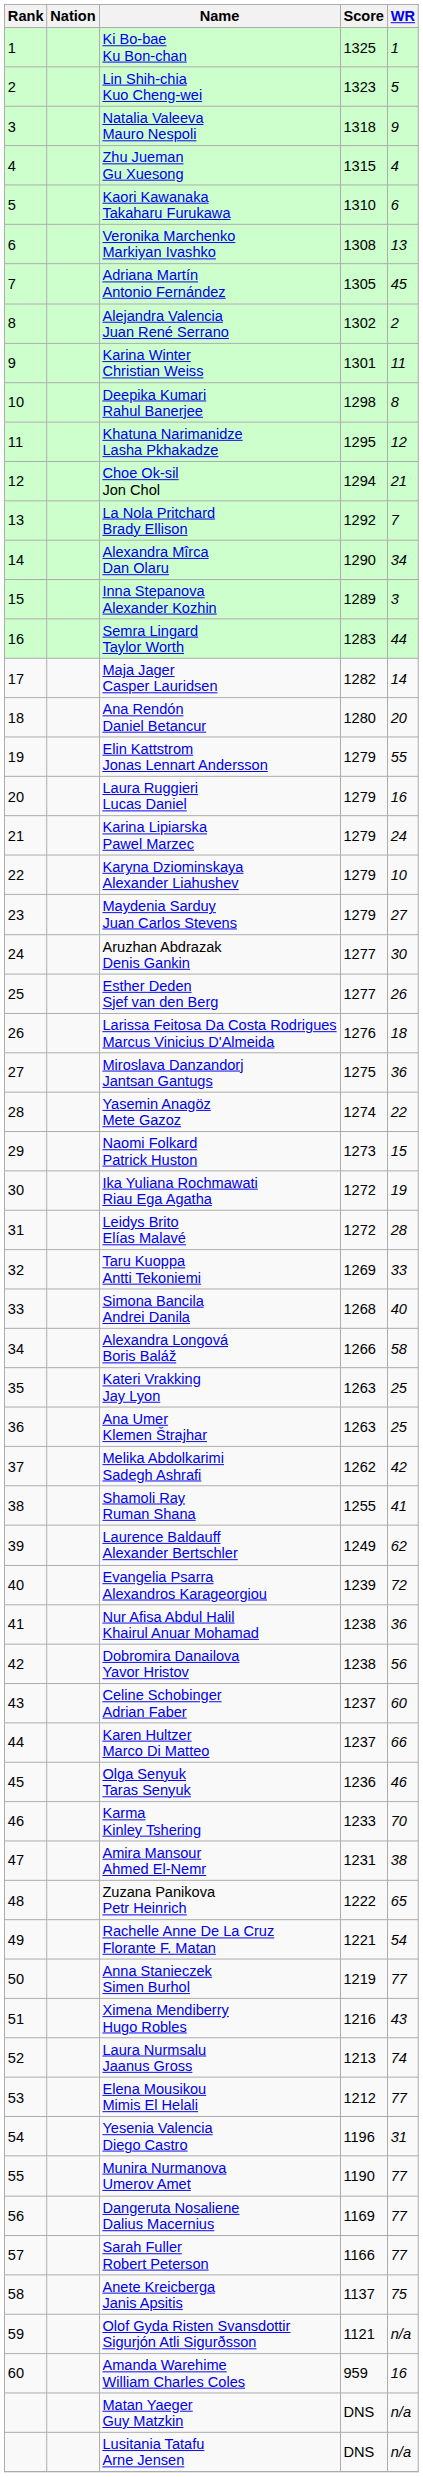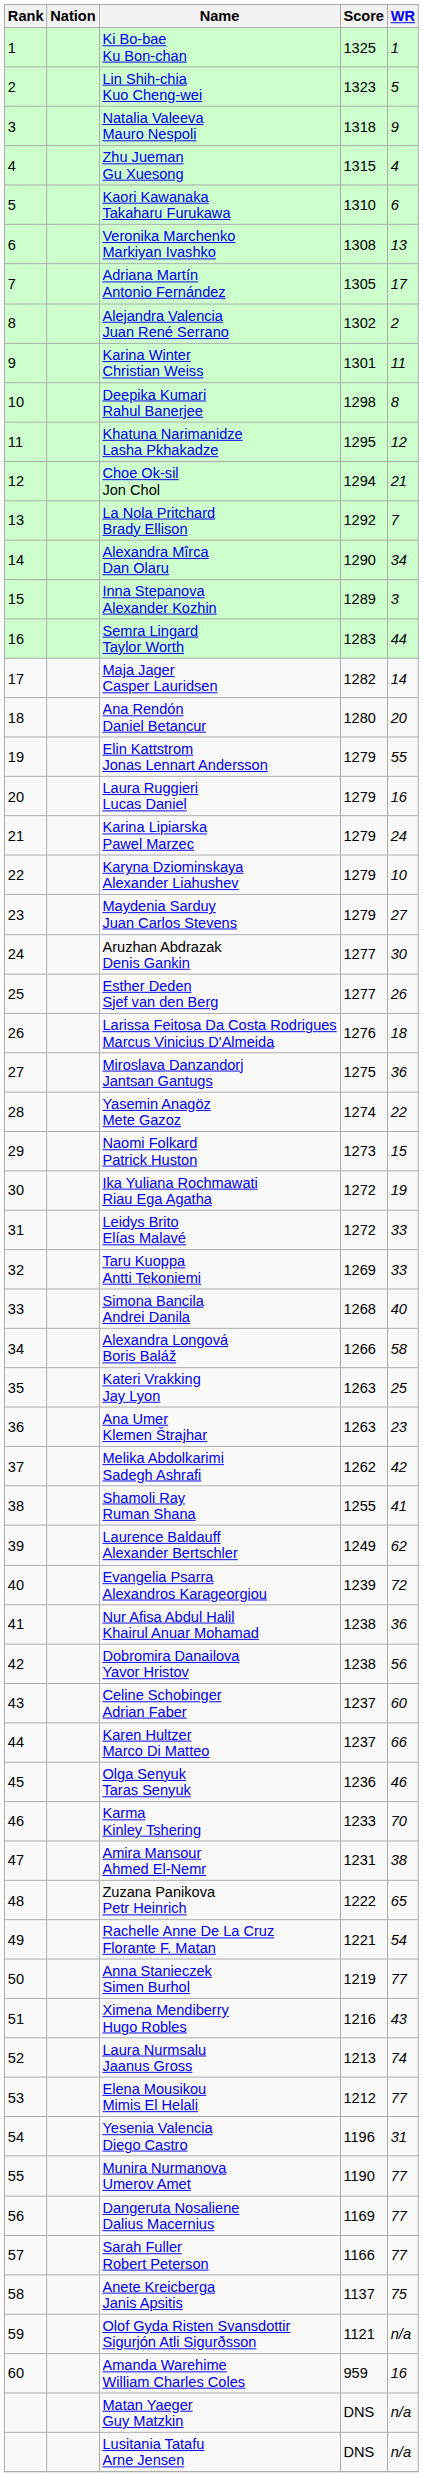(399, 284) 45 -> (399, 284) 17
(399, 1230) 28 -> (399, 1230) 33
(399, 1427) 25 -> (399, 1427) 23
